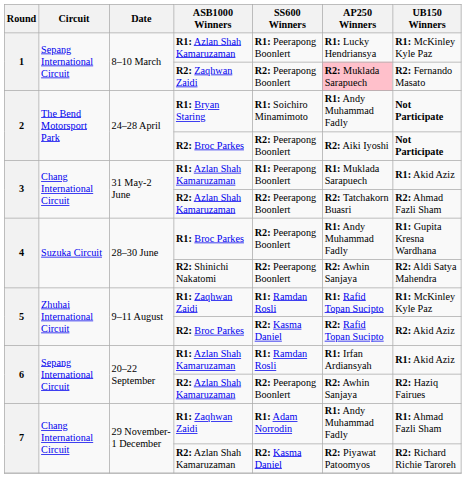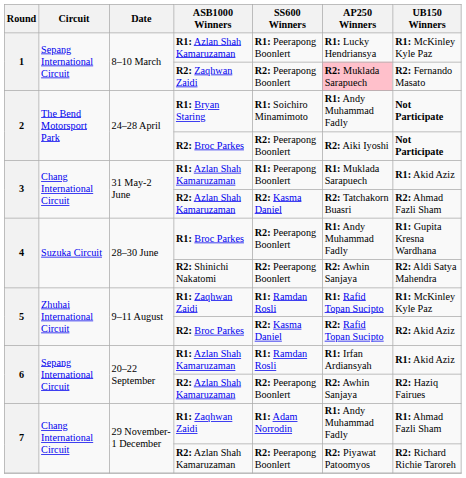(285, 203) R2: Peerapong Boonlert -> (278, 203) R2: Kasma Daniel
(278, 458) R2: Kasma Daniel -> (285, 458) R2: Peerapong Boonlert
